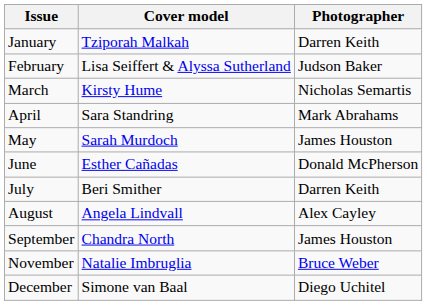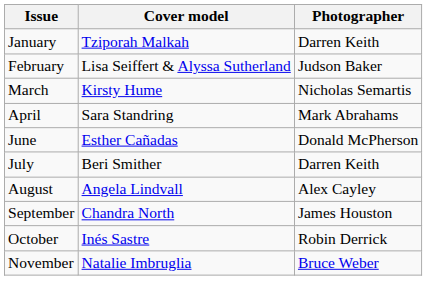- row: (22, 139)
+ row: (33, 238)
- row: (40, 287)
